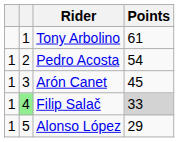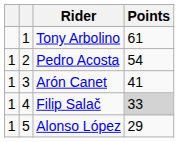(135, 82) 45 -> (135, 82) 41
(26, 104) lightgreen background -> (26, 104) no background
